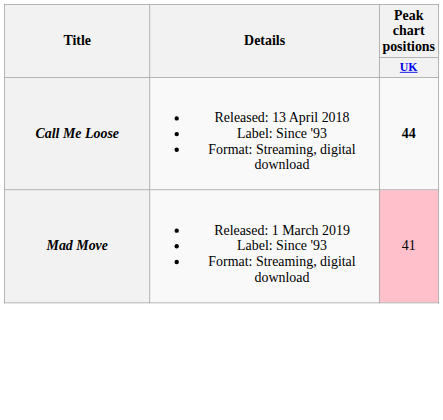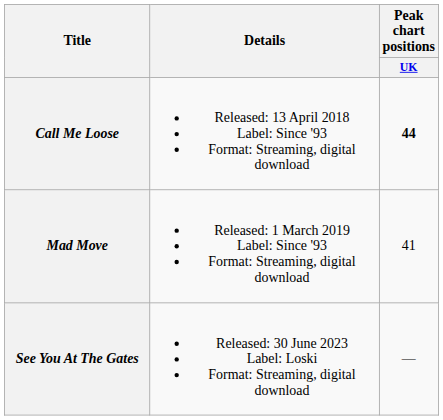(409, 246) pink background -> (409, 246) no background
+ row: (77, 358)
